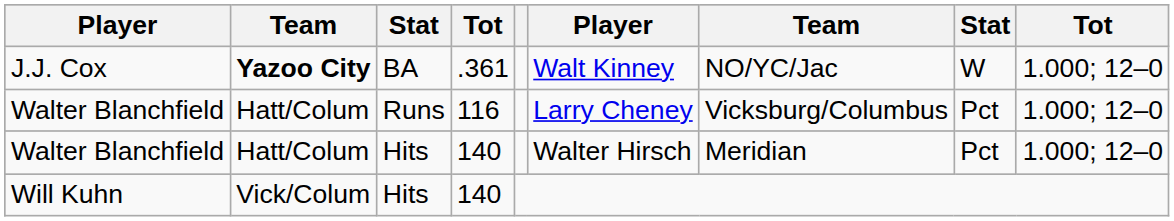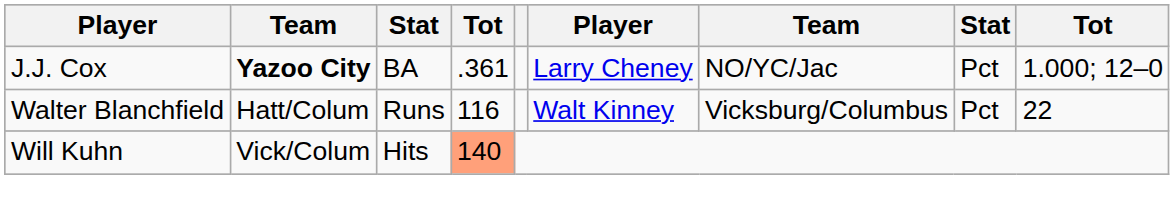(604, 67) Walt Kinney -> (613, 67) Larry Cheney
(973, 67) W -> (979, 67) Pct
(613, 109) Larry Cheney -> (604, 109) Walt Kinney
(1093, 109) 1.000; 12–0 -> (1037, 109) 22
- row: (117, 151)
(479, 194) no background -> (479, 151) lightsalmon background
